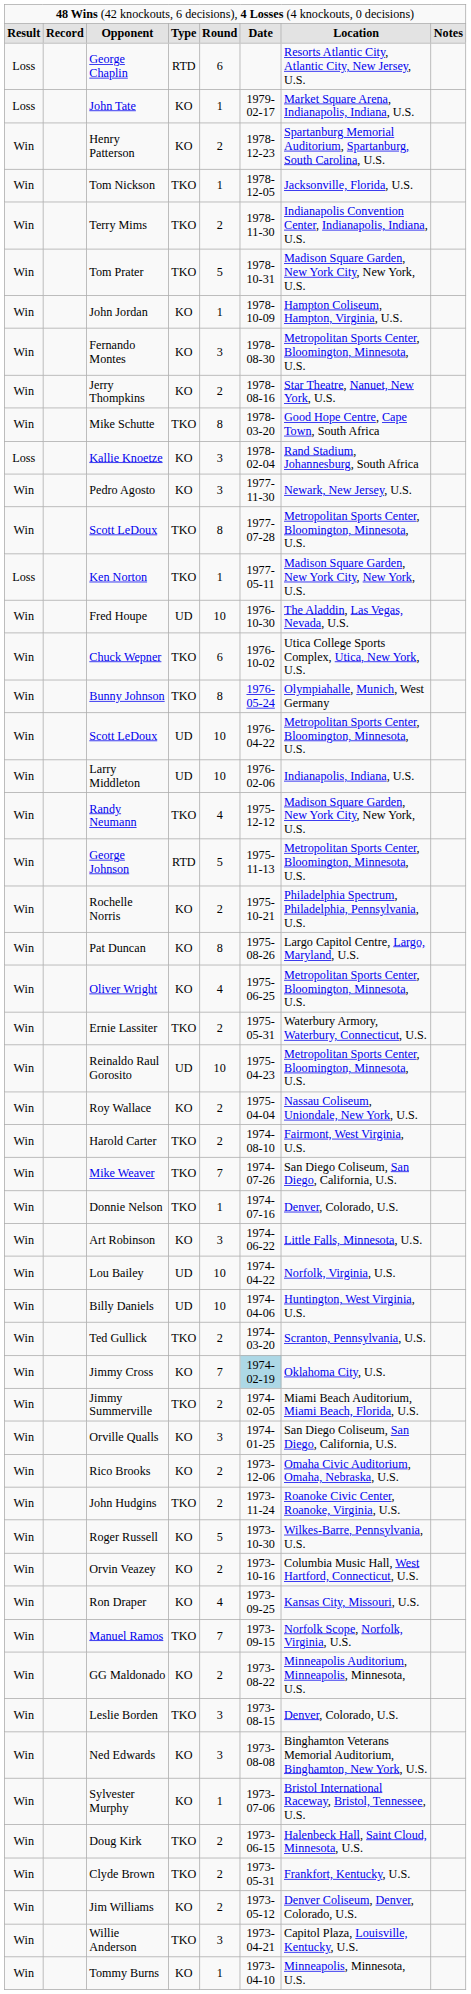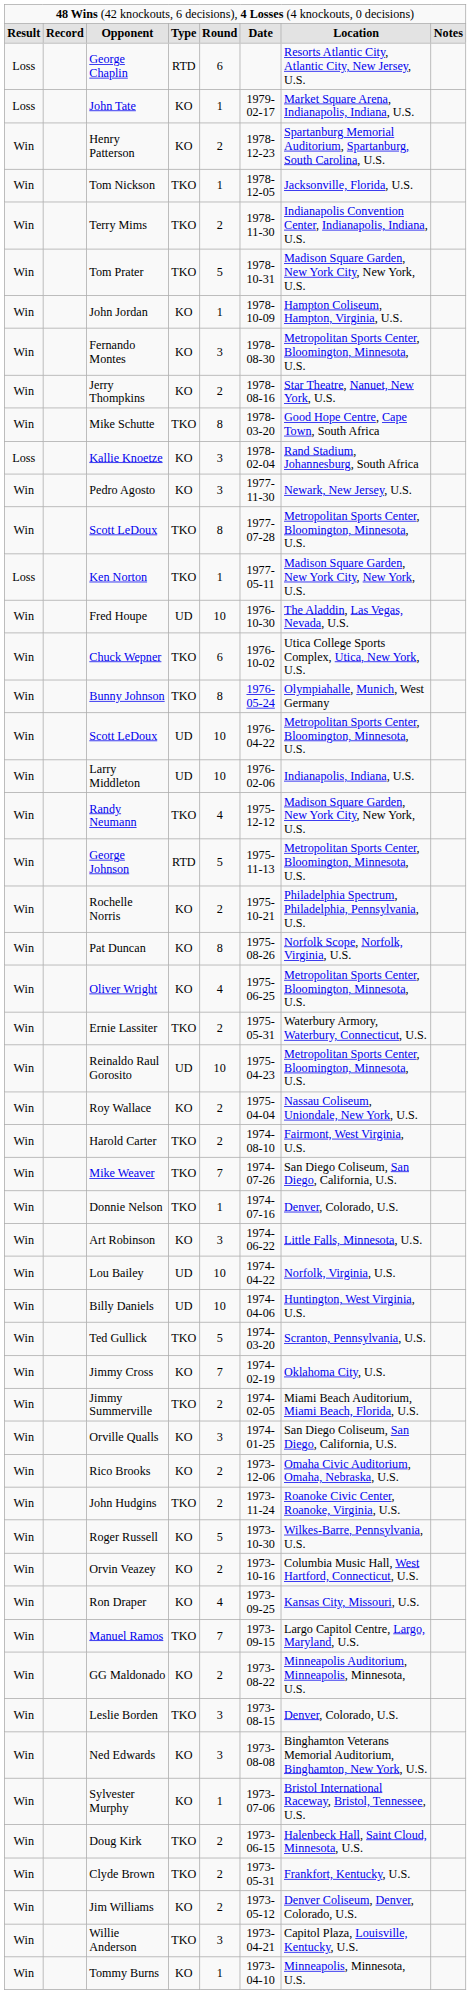(355, 948) Largo Capitol Centre, Largo, Maryland, U.S. -> (343, 948) Norfolk Scope, Norfolk, Virginia, U.S.
(220, 1338) 2 -> (220, 1338) 5
(261, 1371) lightblue background -> (261, 1371) no background
(343, 1635) Norfolk Scope, Norfolk, Virginia, U.S. -> (355, 1635) Largo Capitol Centre, Largo, Maryland, U.S.
